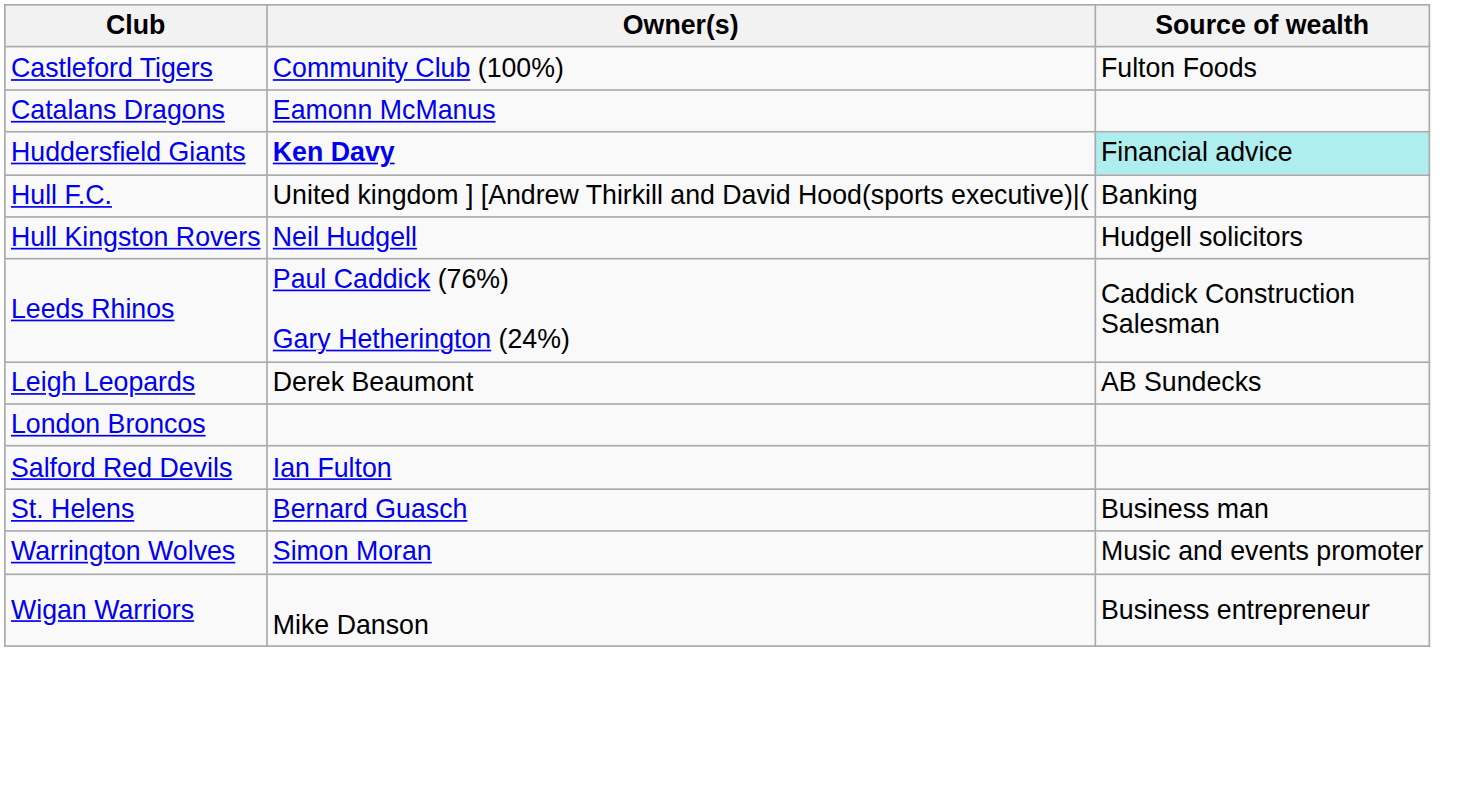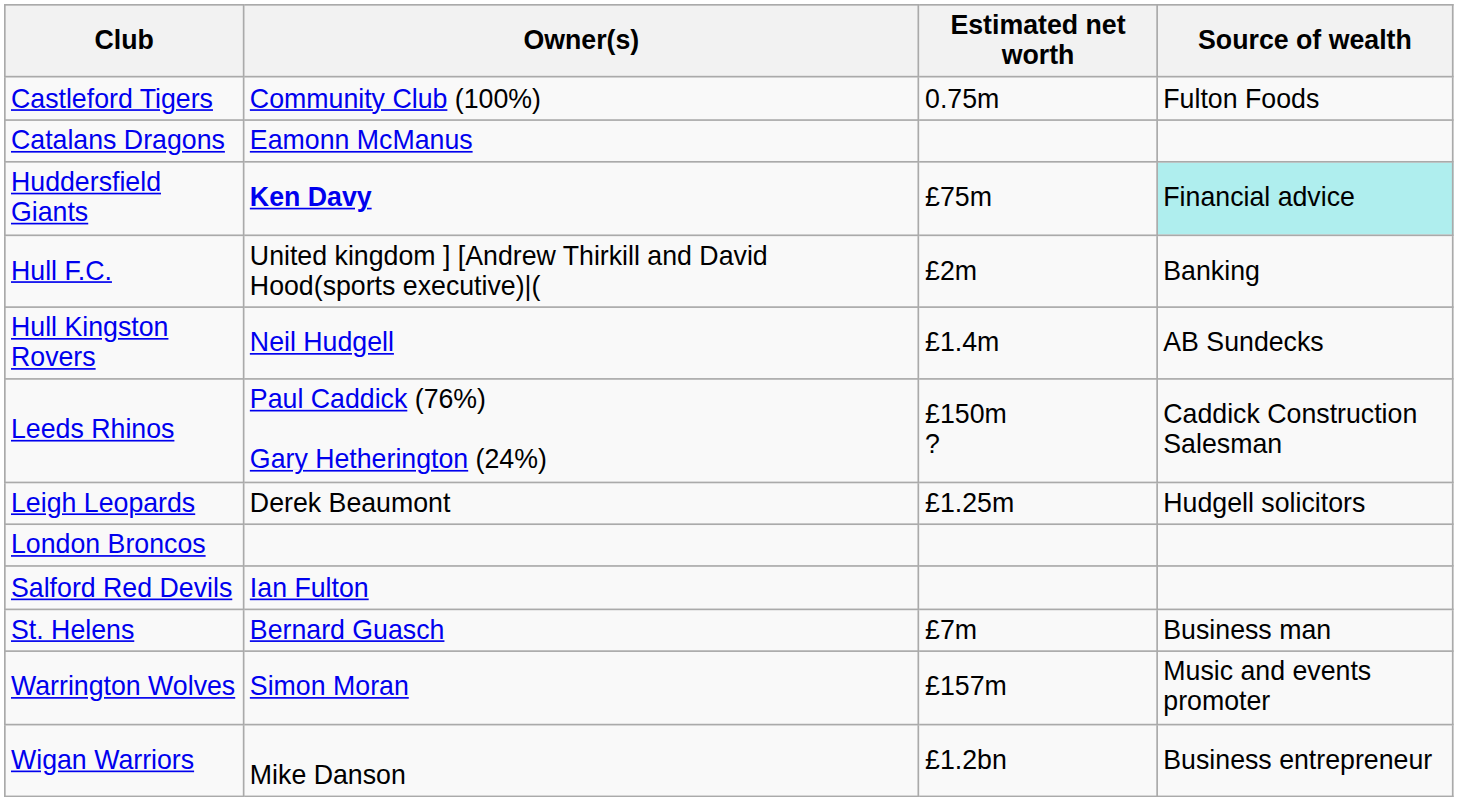+ column: (1038, 40)
(1202, 237) Hudgell solicitors -> (1244, 342) AB Sundecks
(1181, 382) AB Sundecks -> (1264, 502) Hudgell solicitors
